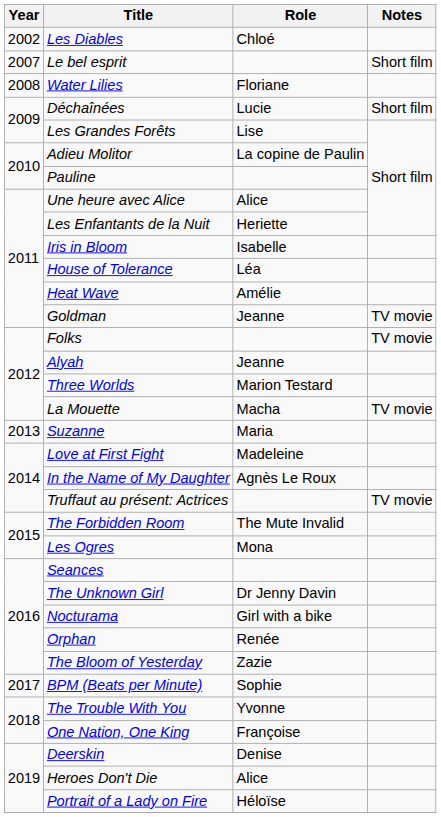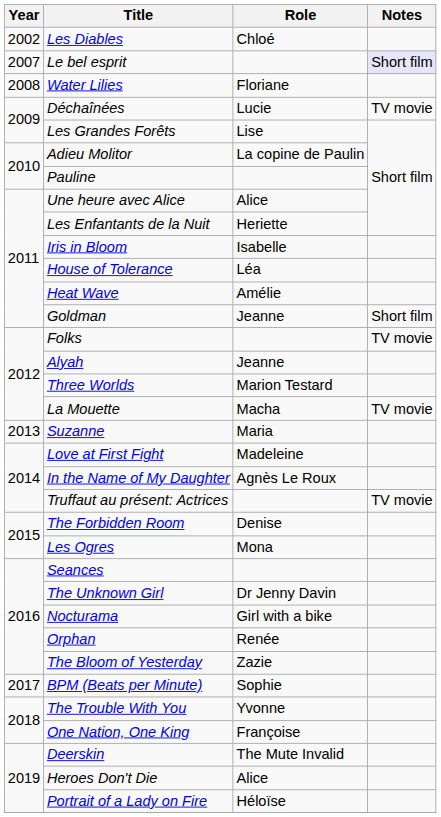(402, 62) no background -> (402, 62) lavender background
(402, 108) Short film -> (402, 108) TV movie
(402, 316) TV movie -> (402, 316) Short film
(290, 524) The Mute Invalid -> (259, 524) Denise
(259, 754) Denise -> (290, 754) The Mute Invalid
